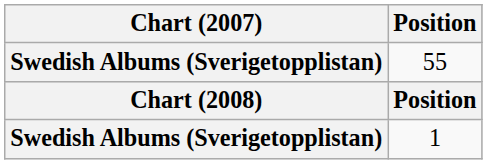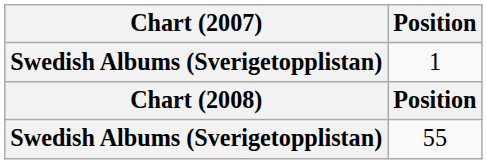rows swapped: (435, 138) <-> (435, 61)
